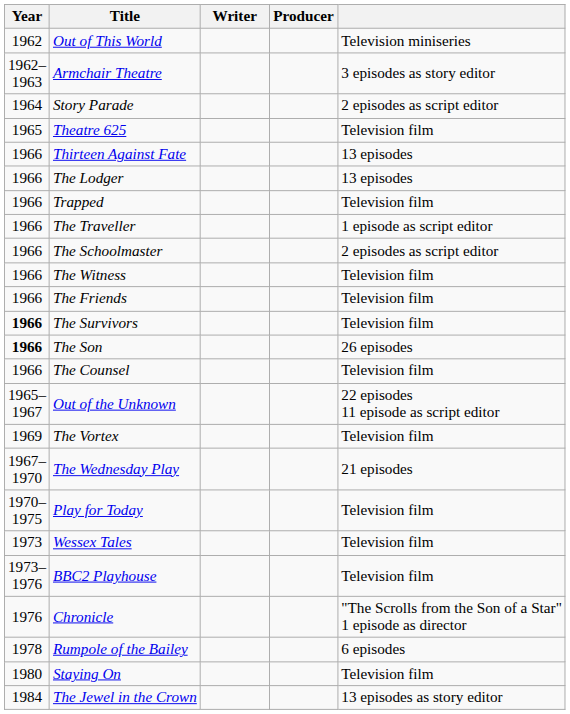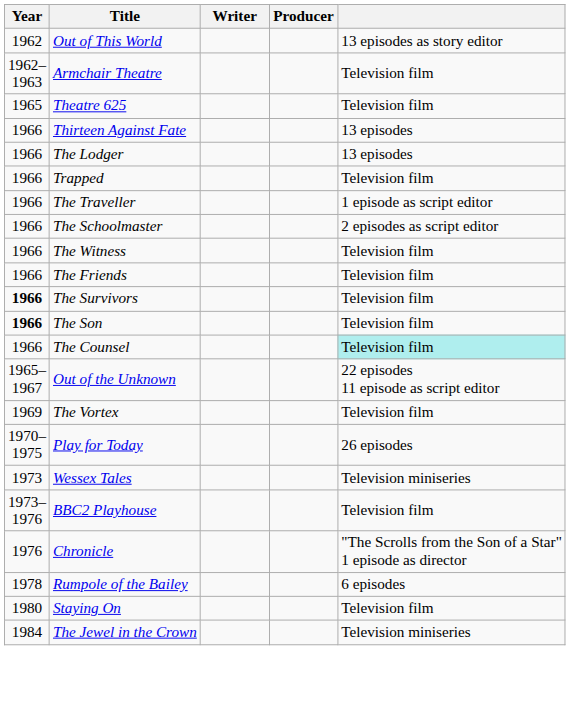(406, 40) Television miniseries -> (422, 40) 13 episodes as story editor
(418, 73) 3 episodes as story editor -> (387, 73) Television film
- row: (93, 105)
(377, 347) 26 episodes -> (387, 322) Television film
(387, 371) no background -> (387, 347) paleturquoise background
- row: (116, 469)
(387, 510) Television film -> (377, 445) 26 episodes
(387, 542) Television film -> (406, 477) Television miniseries
(422, 697) 13 episodes as story editor -> (406, 632) Television miniseries
